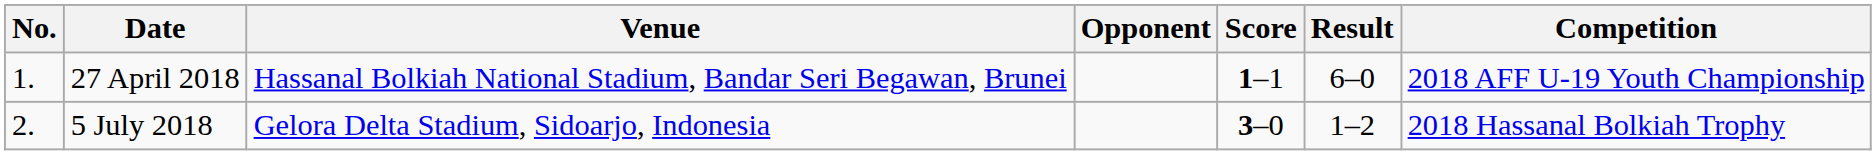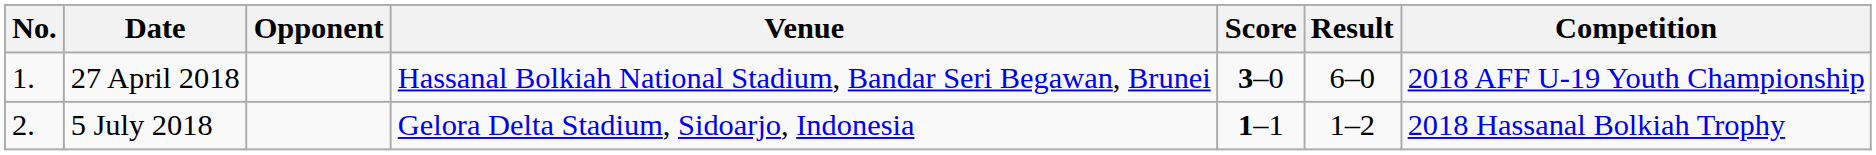columns swapped: (660, 28) <-> (1146, 28)
(1261, 76) 1–1 -> (1261, 76) 3–0
(1261, 125) 3–0 -> (1261, 125) 1–1
